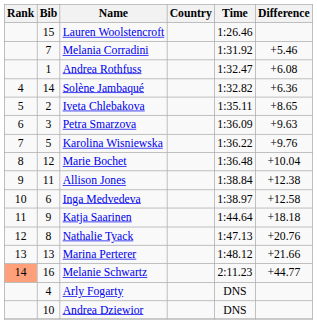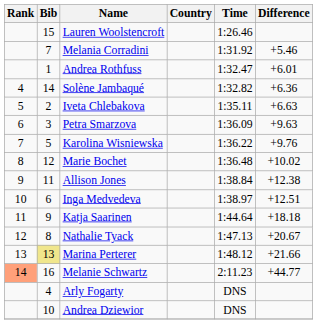(284, 69) +6.08 -> (284, 69) +6.01
(284, 106) +8.65 -> (284, 106) +6.63
(284, 161) +10.04 -> (284, 161) +10.02
(284, 198) +12.58 -> (284, 198) +12.51
(284, 236) +20.76 -> (284, 236) +20.67
(48, 254) no background -> (48, 254) khaki background
